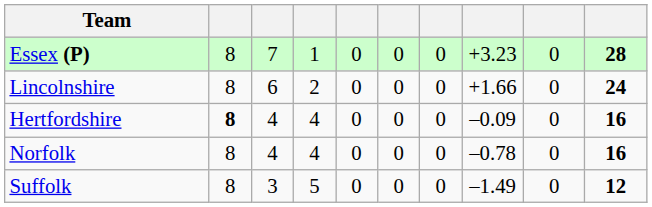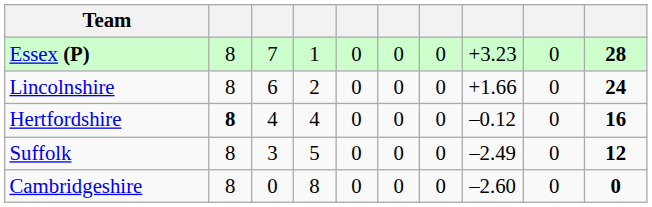(493, 119) –0.09 -> (493, 119) –0.12
- row: (42, 152)
(493, 185) –1.49 -> (493, 152) –2.49
+ row: (76, 185)
